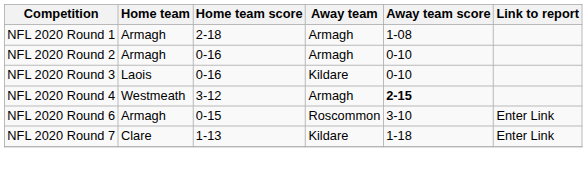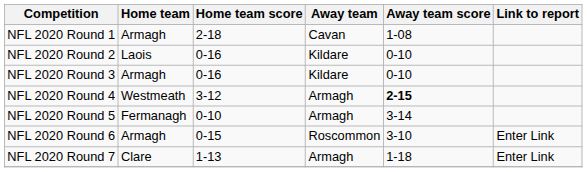(331, 34) Armagh -> (327, 34) Cavan
(143, 55) Armagh -> (136, 55) Laois
(331, 55) Armagh -> (328, 55) Kildare
(136, 75) Laois -> (143, 75) Armagh
+ row: (61, 116)
(328, 136) Kildare -> (331, 156) Armagh
